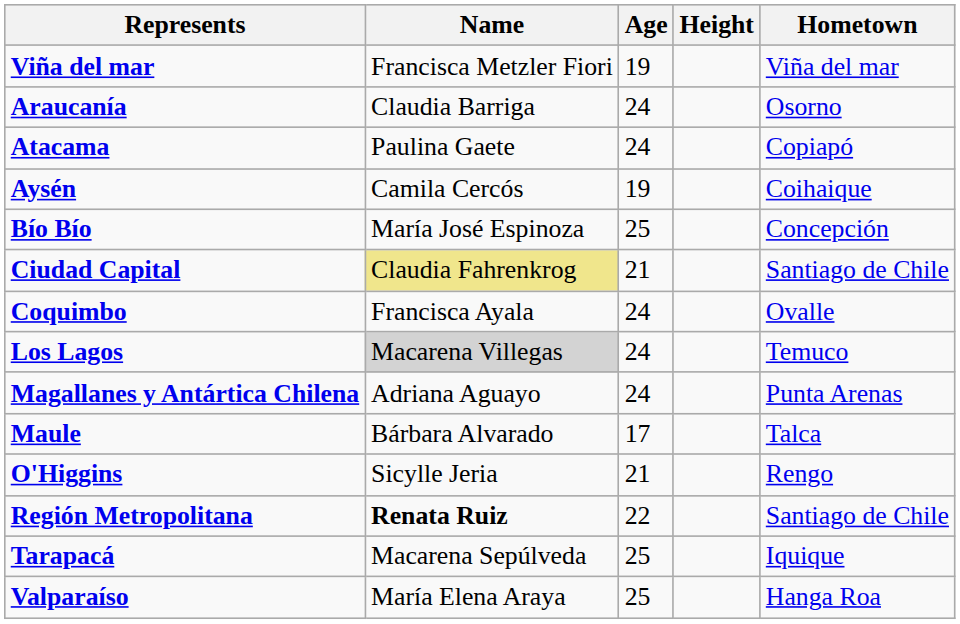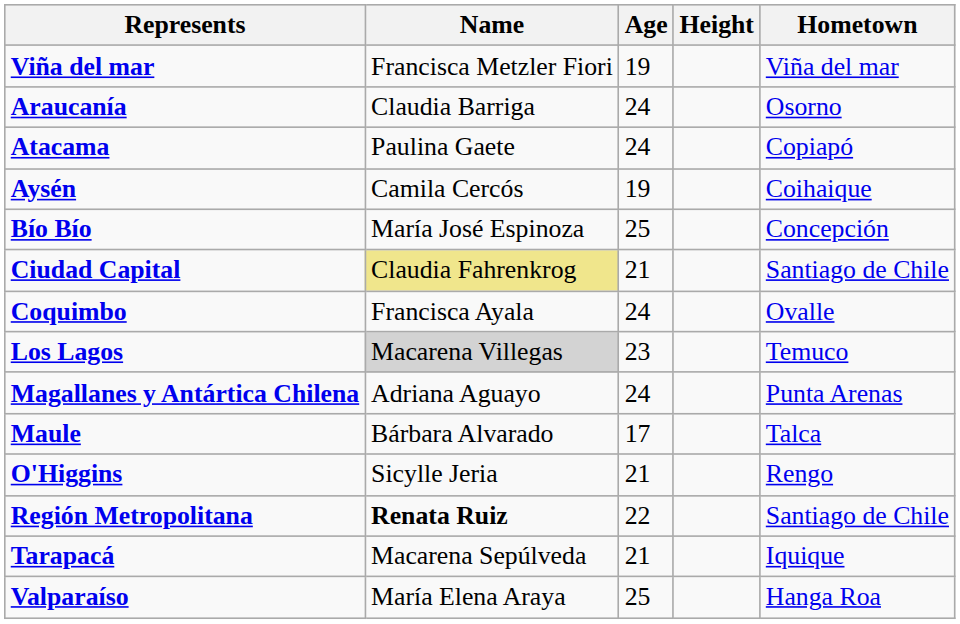(638, 351) 24 -> (638, 351) 23
(638, 556) 25 -> (638, 556) 21
